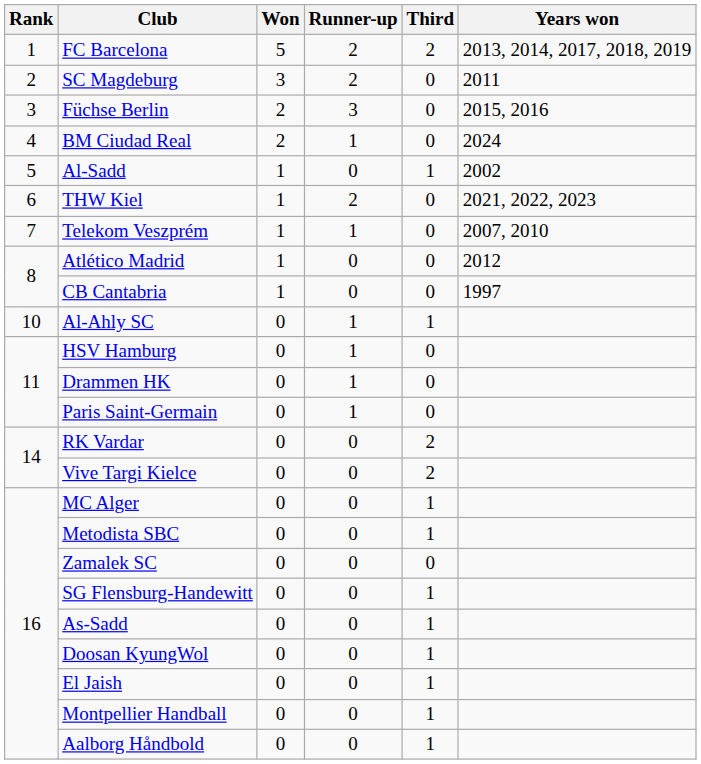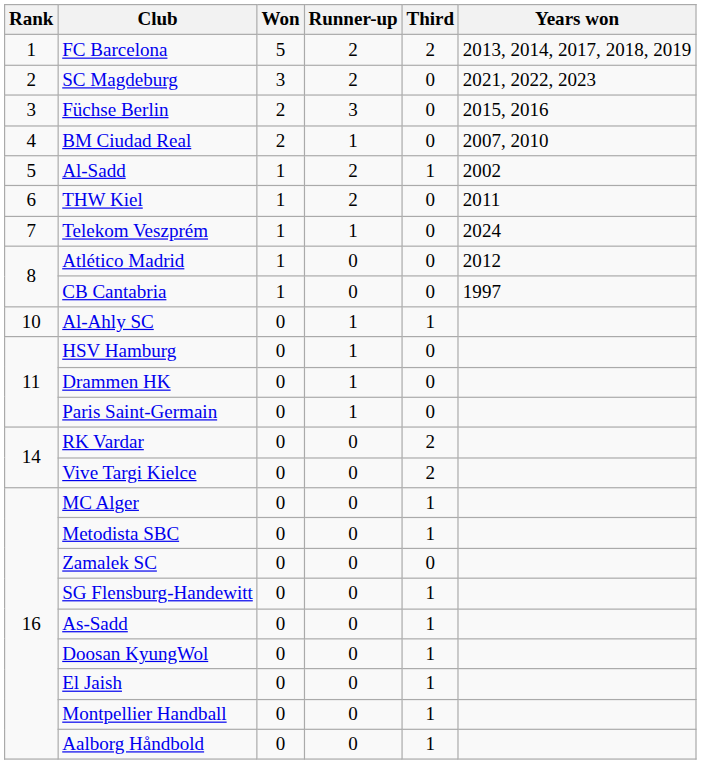(482, 79) 2011 -> (529, 79) 2021, 2022, 2023
(482, 140) 2024 -> (506, 140) 2007, 2010
(353, 170) 0 -> (353, 170) 2
(529, 200) 2021, 2022, 2023 -> (482, 200) 2011
(506, 230) 2007, 2010 -> (482, 230) 2024
